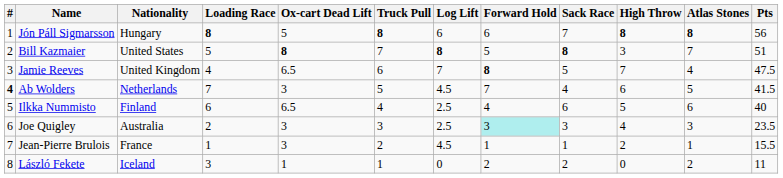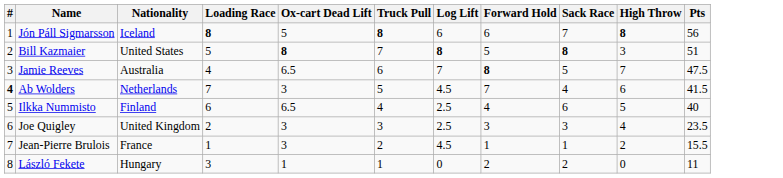- column: (718, 13)
(141, 32) Hungary -> (137, 32) Iceland
(160, 70) United Kingdom -> (142, 70) Australia
(142, 126) Australia -> (160, 126) United Kingdom
(487, 126) paleturquoise background -> (487, 126) no background
(137, 164) Iceland -> (141, 164) Hungary
